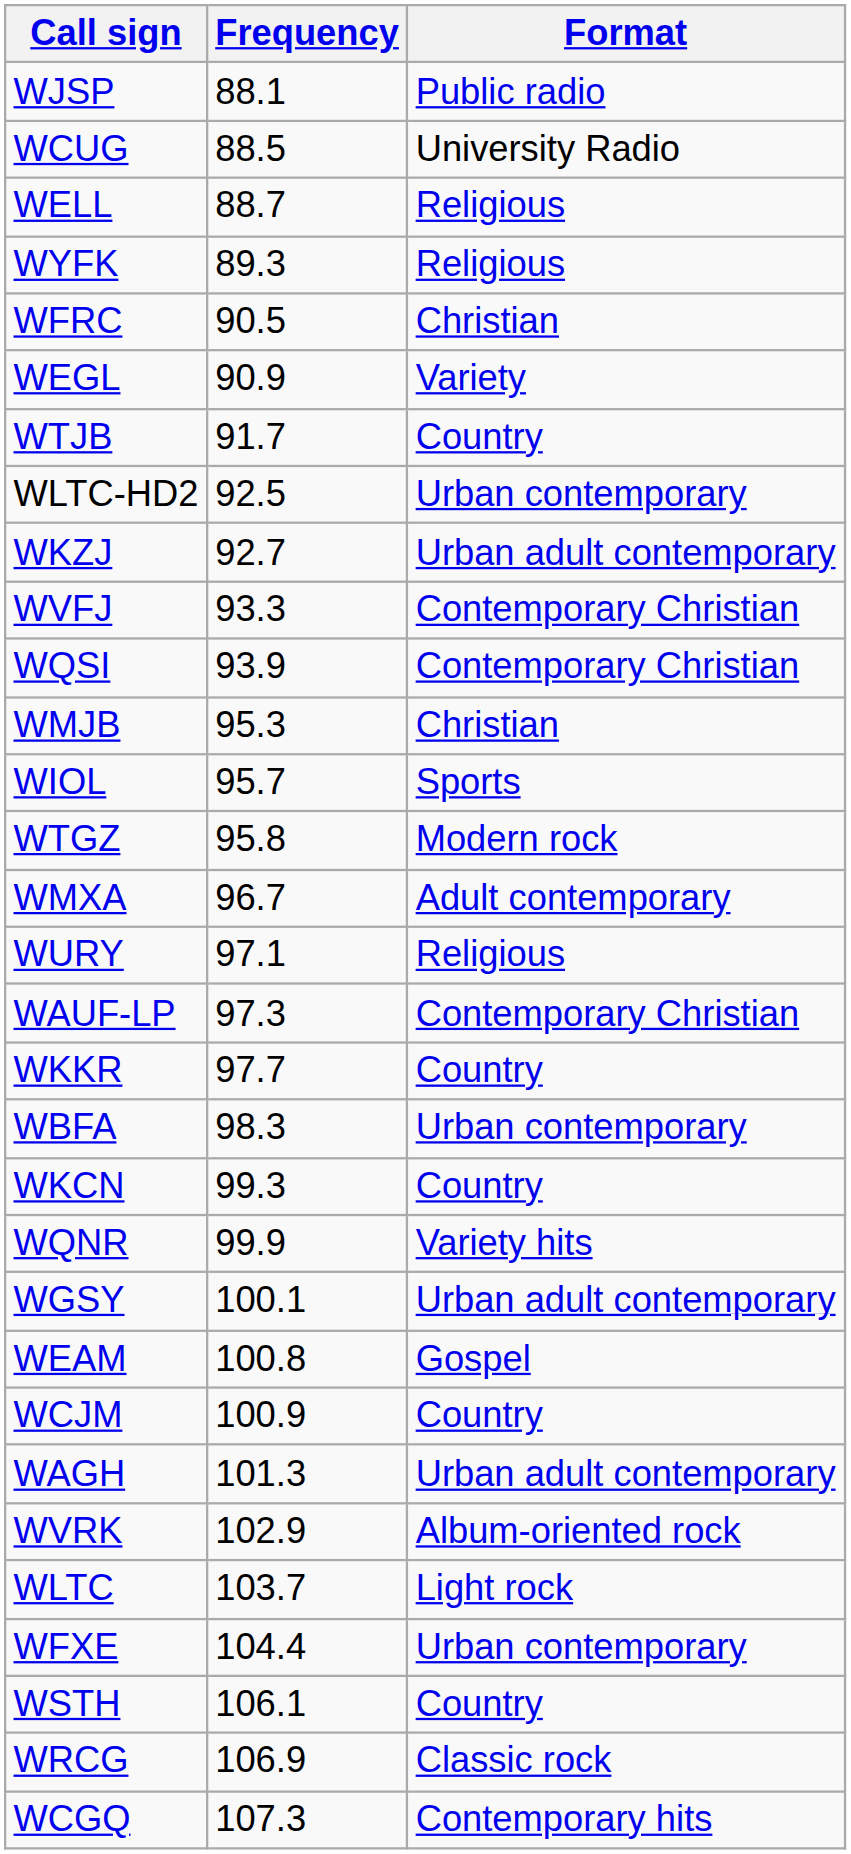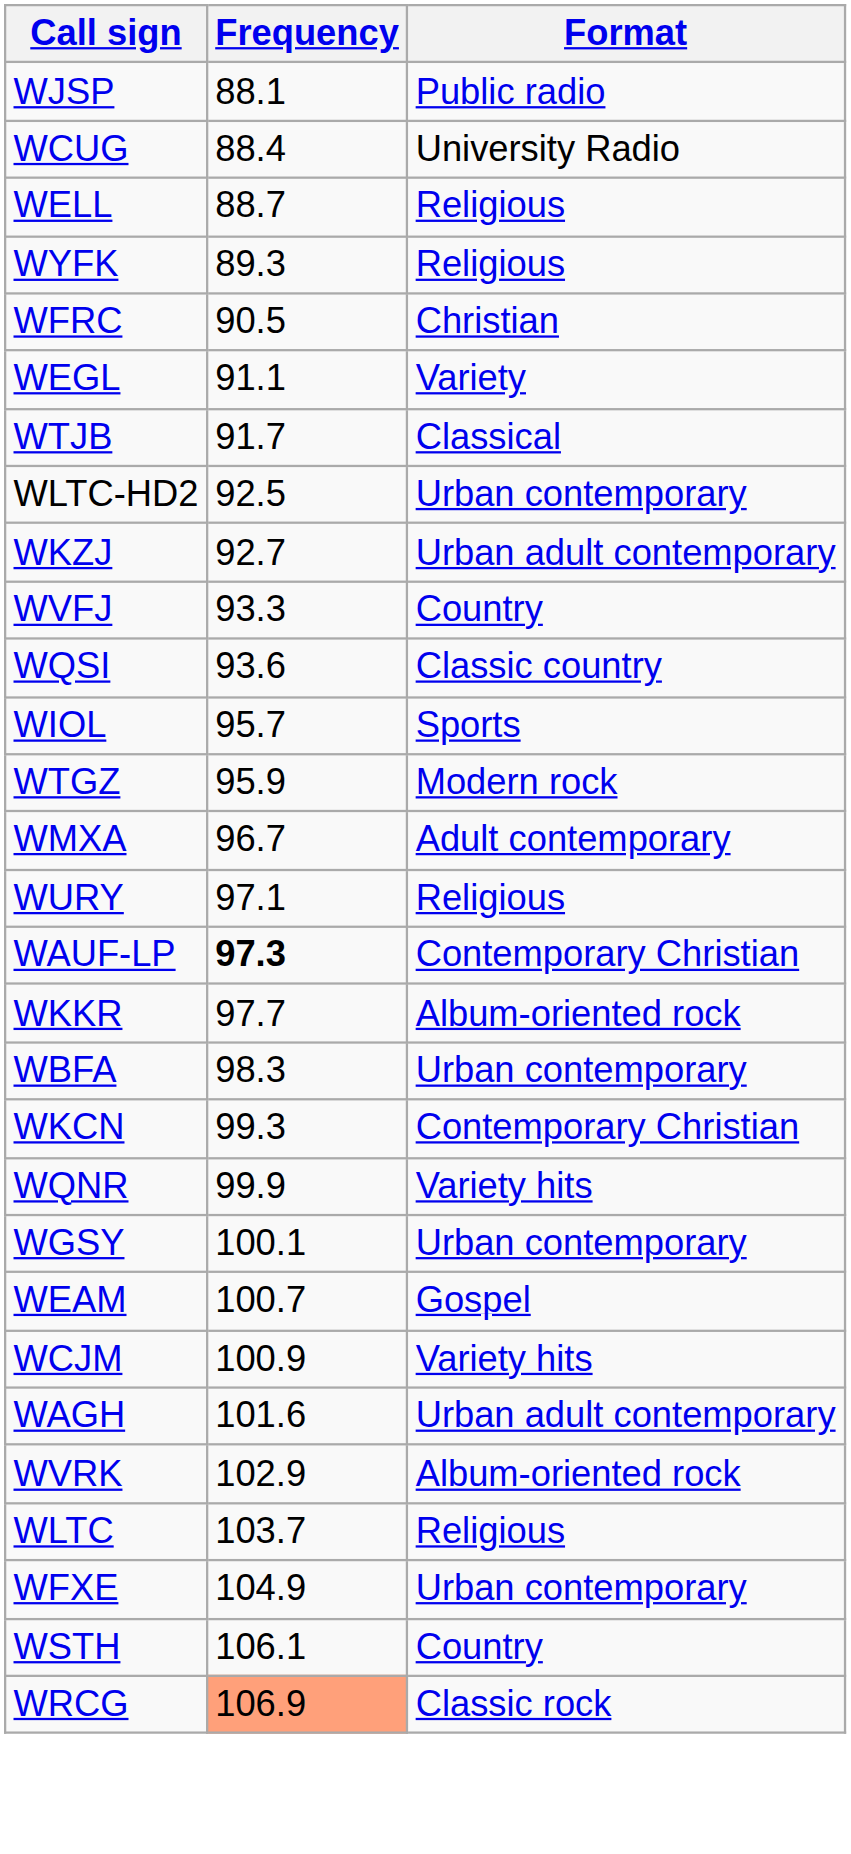(251, 148) 88.5 -> (251, 148) 88.4
(251, 378) 90.9 -> (251, 378) 91.1
(479, 436) Country -> (488, 436) Classical
(607, 609) Contemporary Christian -> (479, 609) Country
(251, 666) 93.9 -> (251, 666) 93.6
(607, 666) Contemporary Christian -> (539, 666) Classic country
- row: (67, 724)
(251, 839) 95.8 -> (251, 782) 95.9
(251, 1012) normal -> (251, 954) bold
(479, 1070) Country -> (578, 1012) Album-oriented rock
(479, 1185) Country -> (607, 1127) Contemporary Christian
(626, 1300) Urban adult contemporary -> (581, 1242) Urban contemporary
(261, 1358) 100.8 -> (261, 1300) 100.7
(479, 1415) Country -> (504, 1358) Variety hits
(261, 1473) 101.3 -> (261, 1415) 101.6
(494, 1588) Light rock -> (490, 1530) Religious
(261, 1646) 104.4 -> (261, 1588) 104.9
(261, 1761) no background -> (261, 1703) lightsalmon background
- row: (72, 1818)
